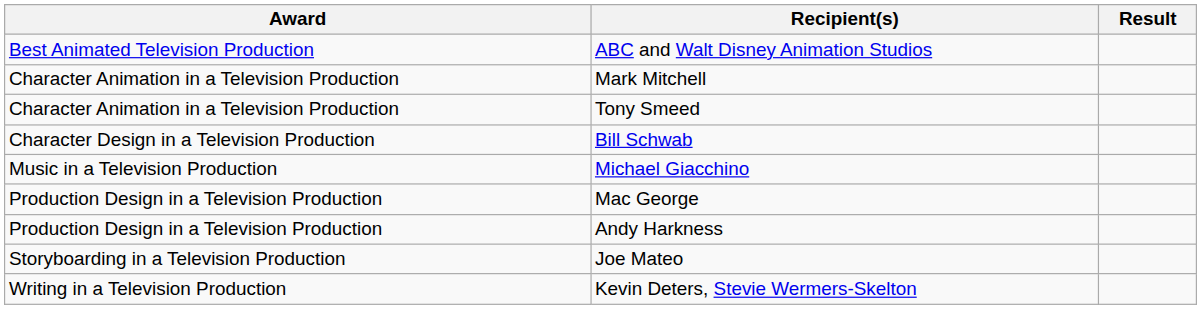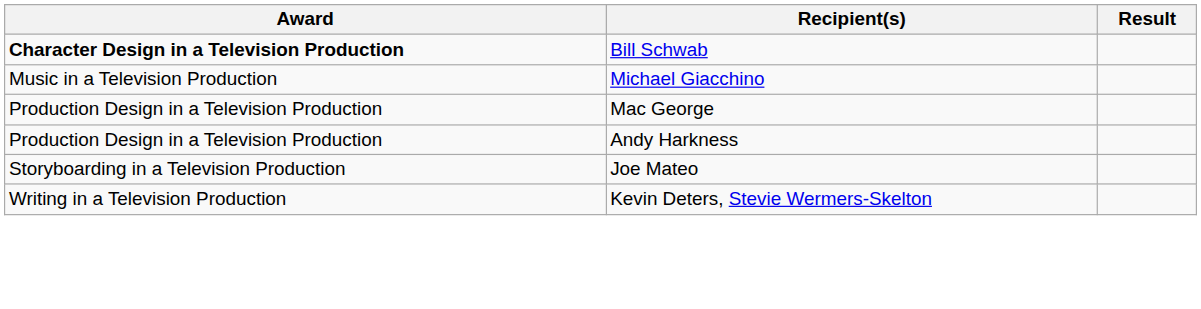- row: (764, 49)
- row: (651, 79)
- row: (647, 109)
(192, 139) normal -> (207, 49) bold
